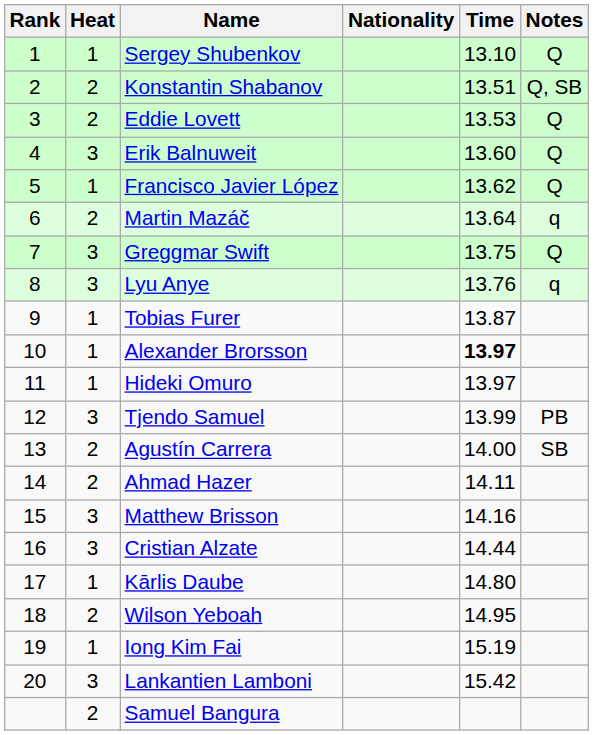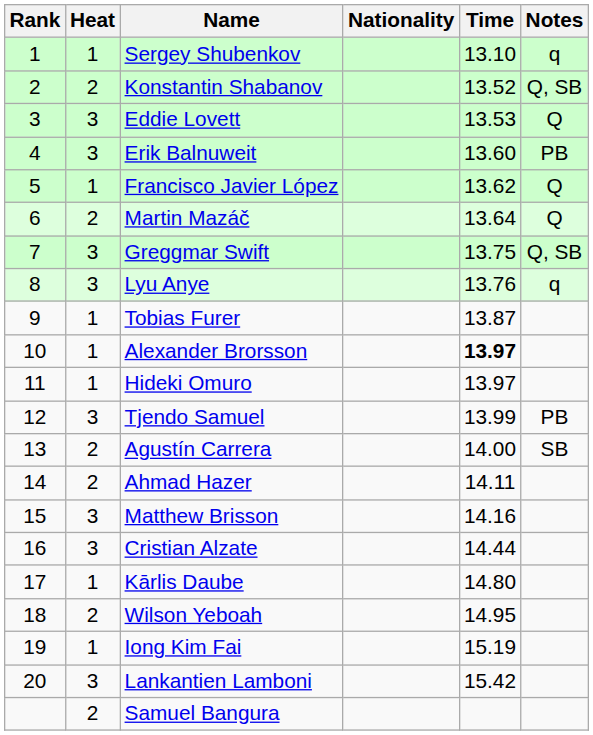(554, 53) Q -> (554, 53) q
(490, 86) 13.51 -> (490, 86) 13.52
(92, 119) 2 -> (92, 119) 3
(554, 152) Q -> (554, 152) PB
(554, 218) q -> (554, 218) Q
(554, 251) Q -> (554, 251) Q, SB
